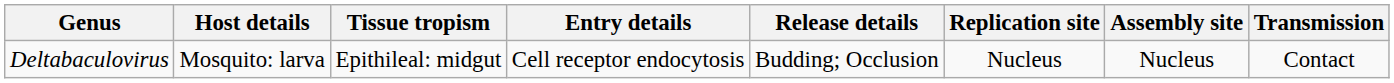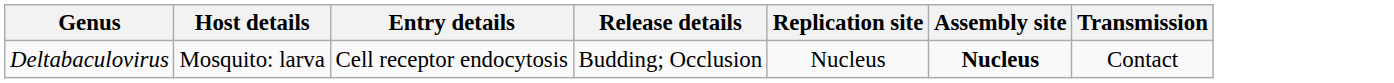- column: (418, 22)
(1177, 58) normal -> (1000, 58) bold
